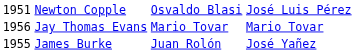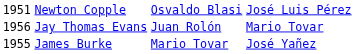(190, 27) Mario Tovar -> (186, 27) Juan Rolón
(186, 44) Juan Rolón -> (190, 44) Mario Tovar
